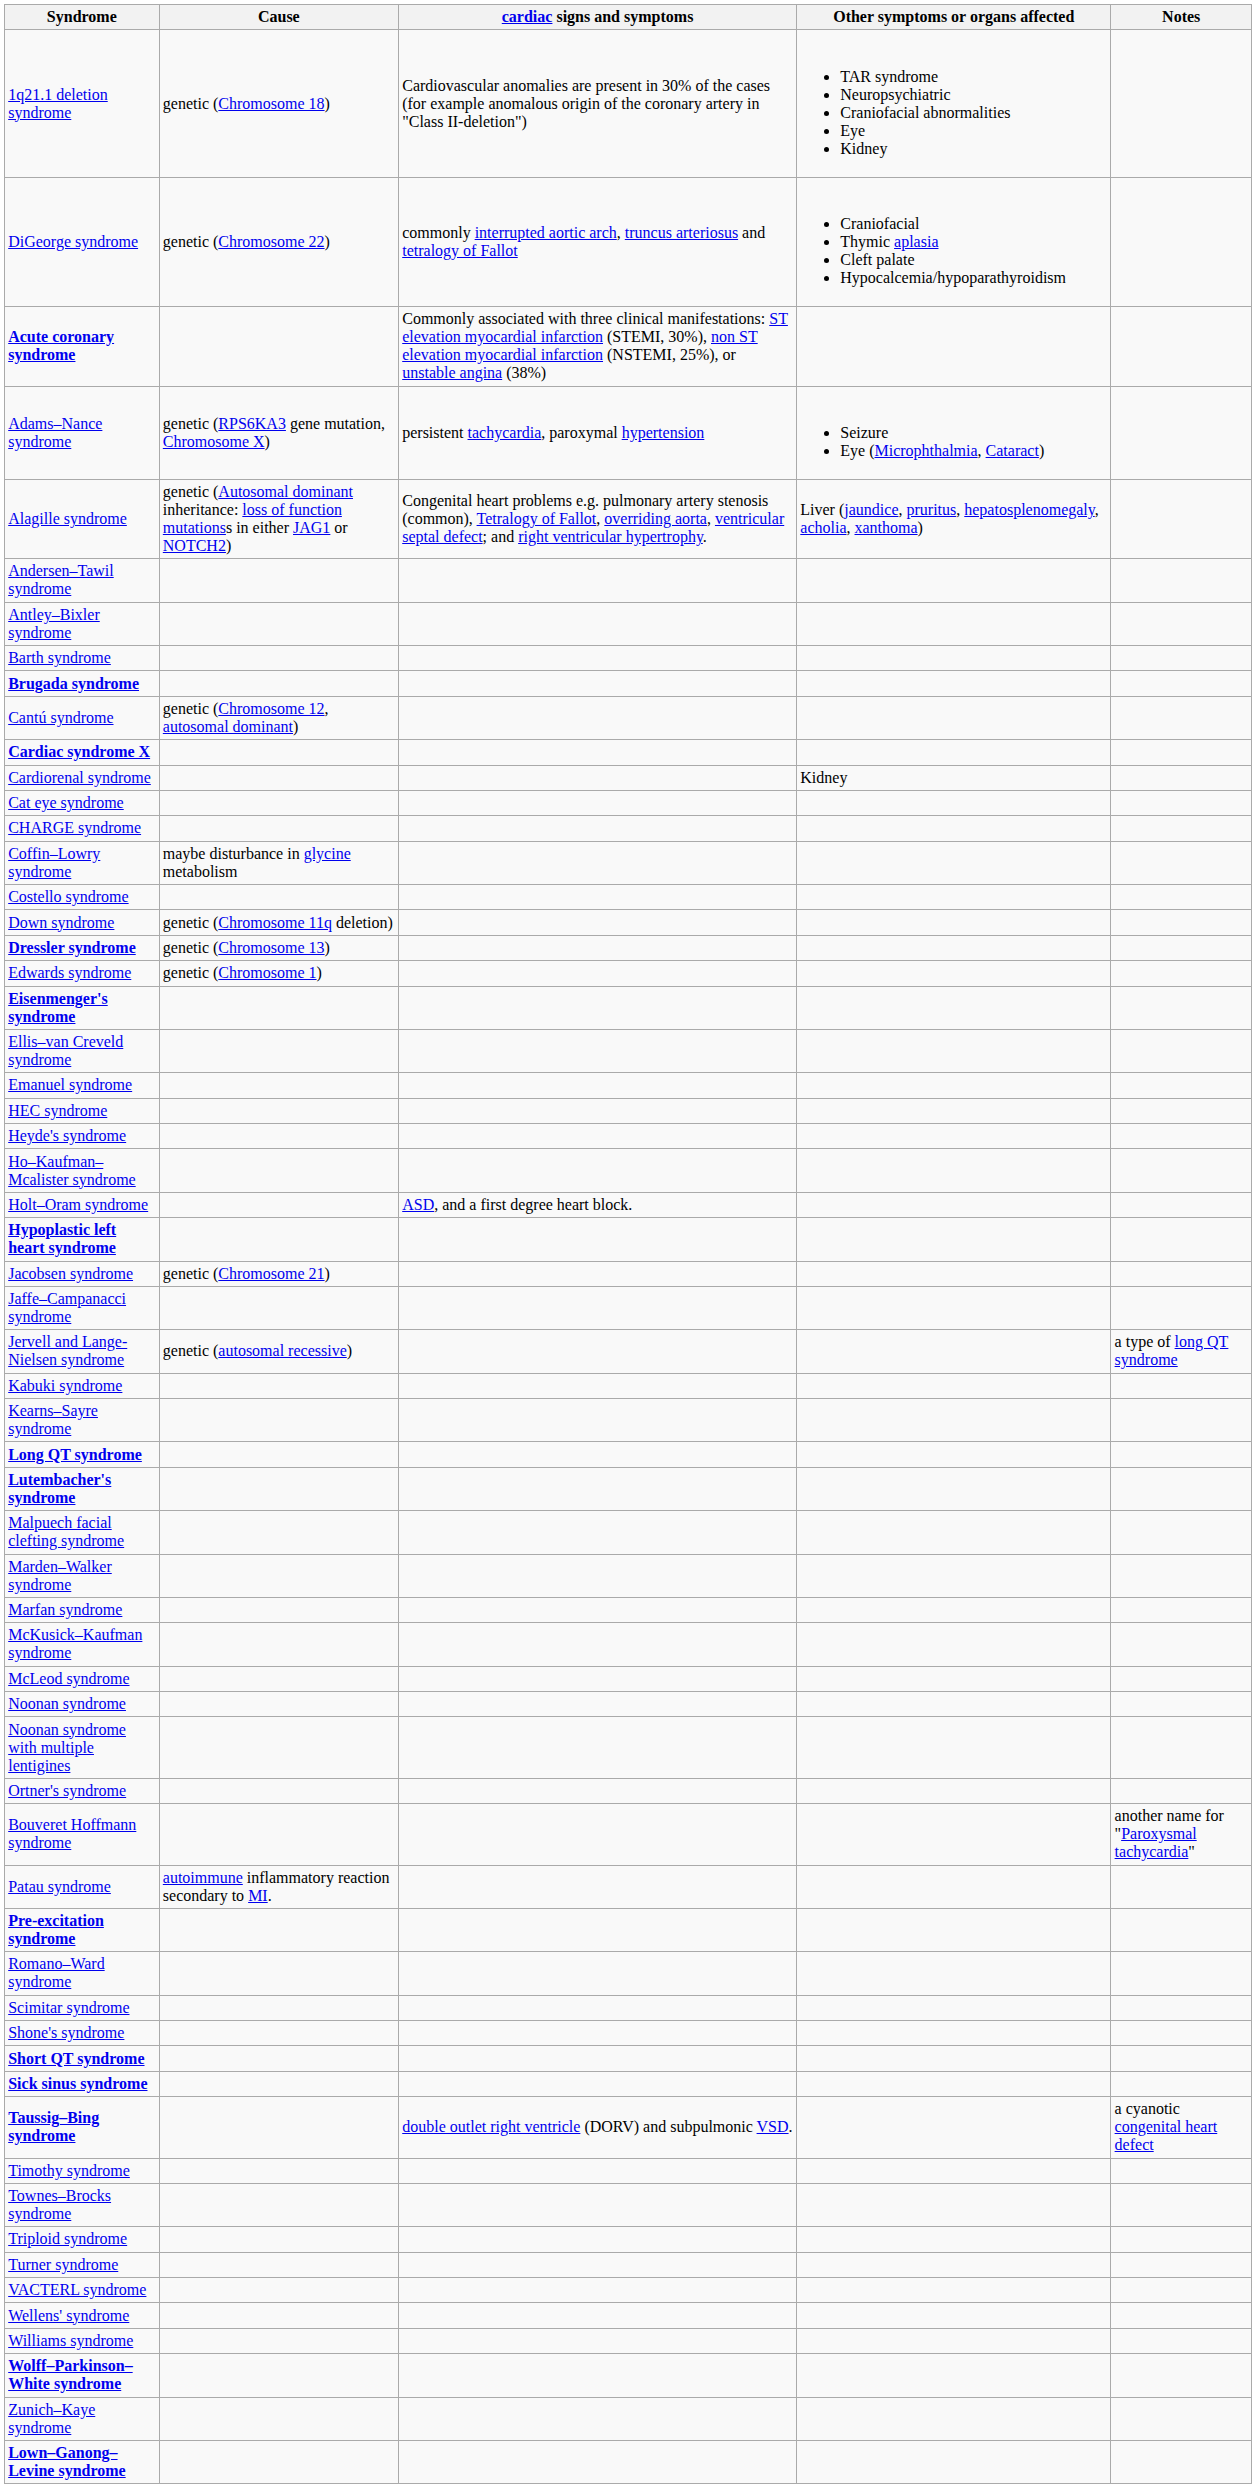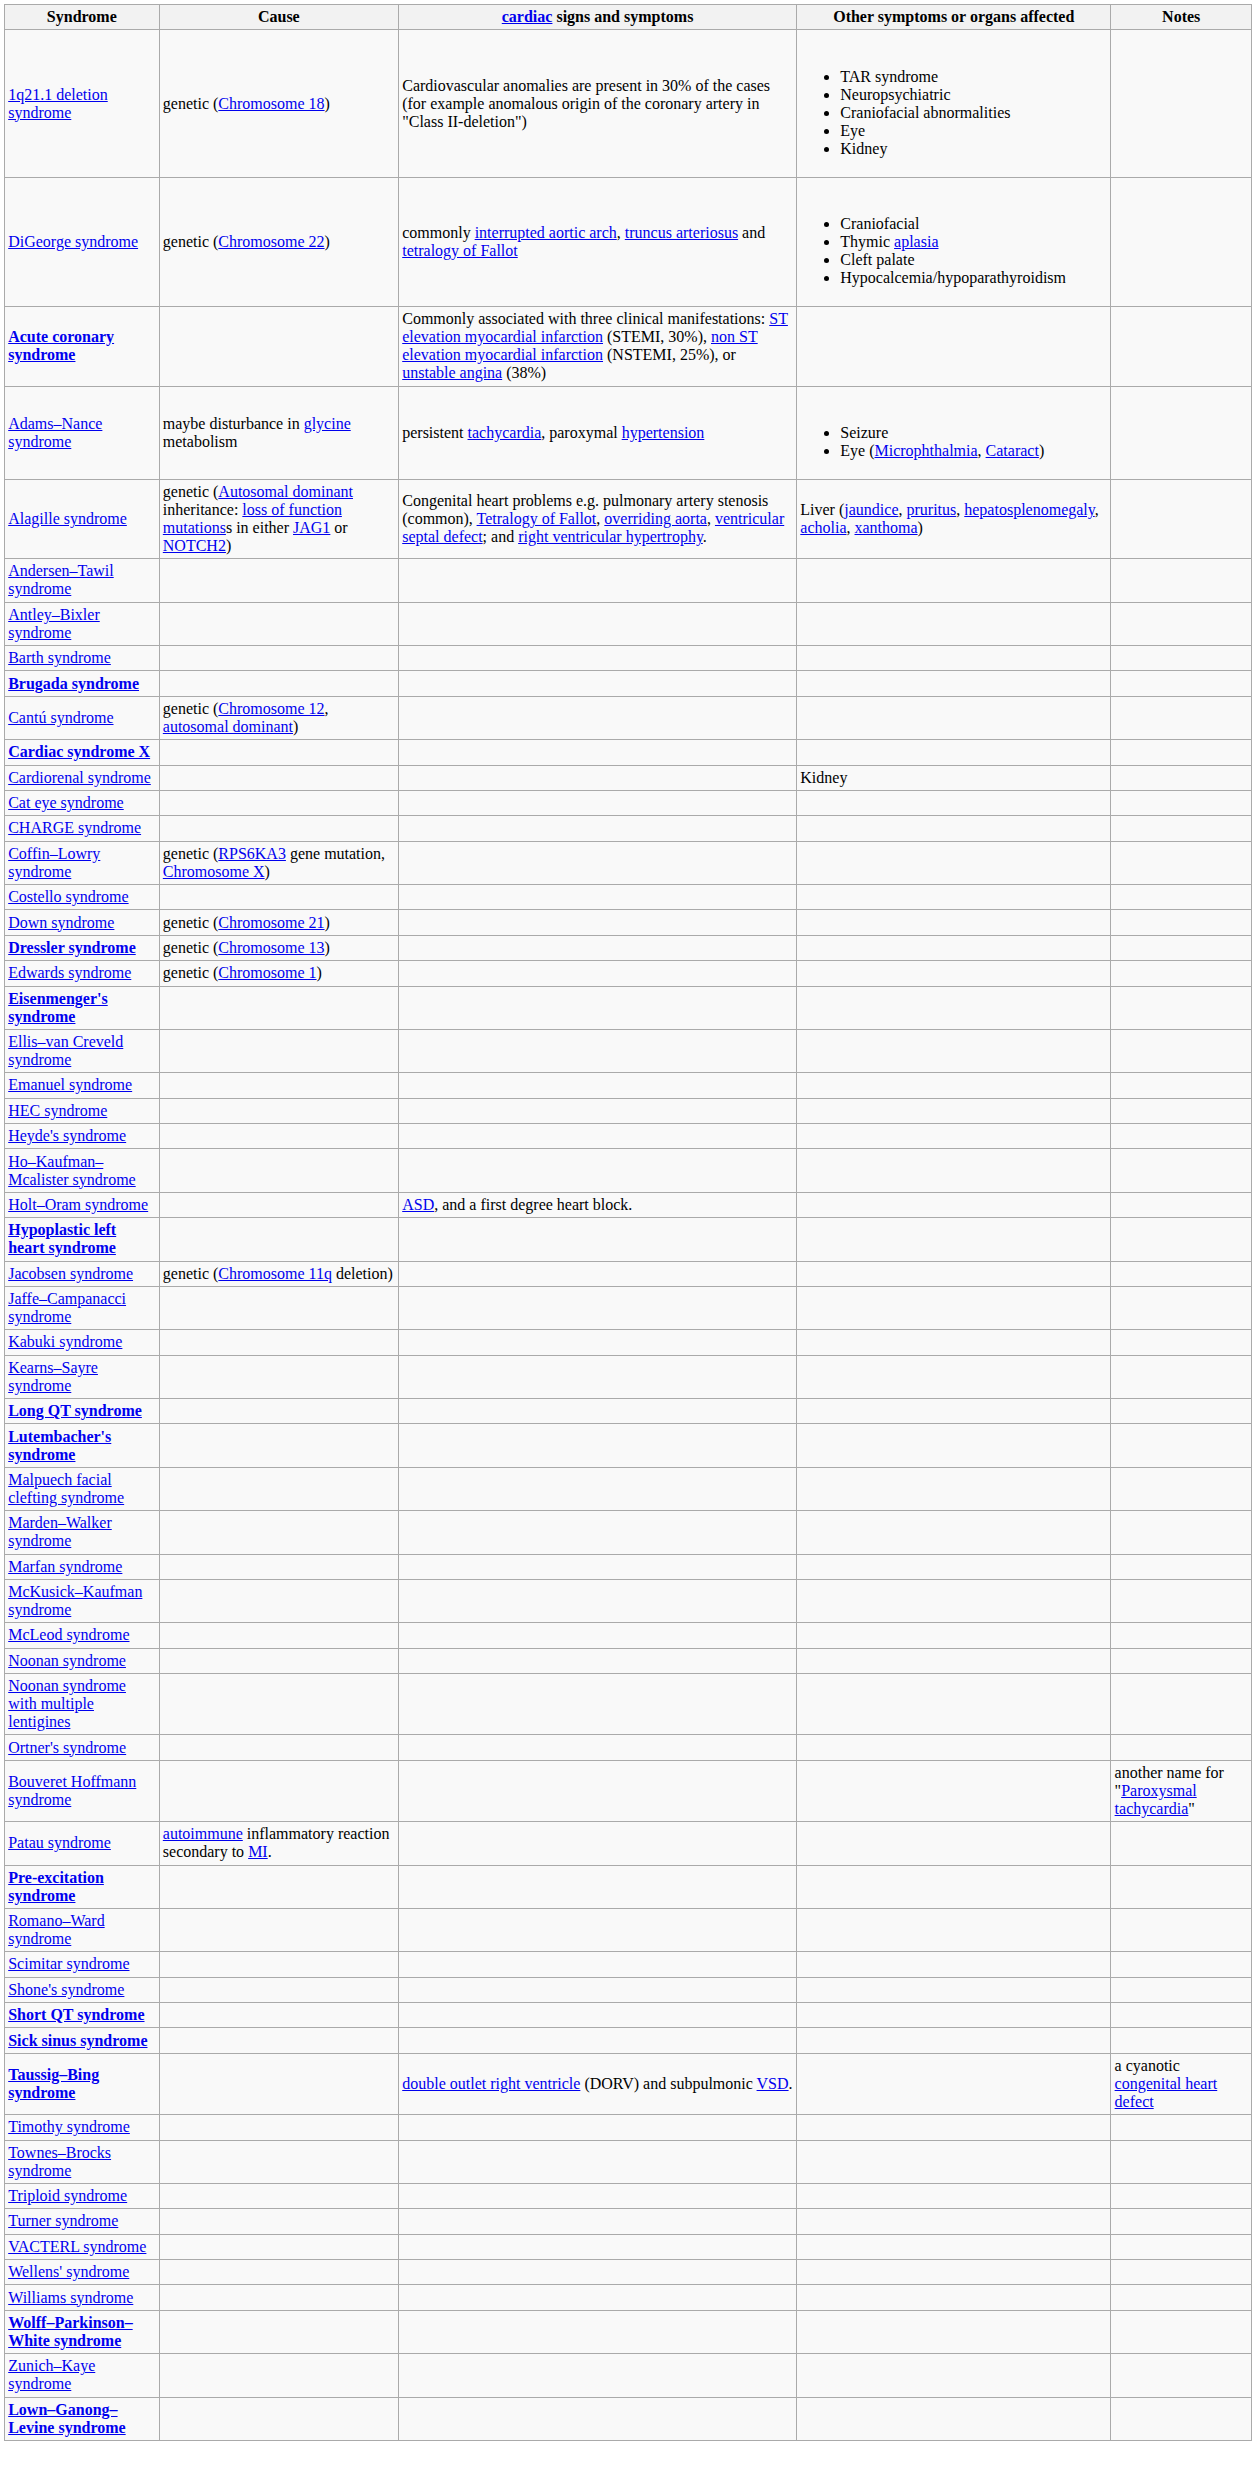(274, 432) genetic (RPS6KA3 gene mutation, Chromosome X) -> (257, 432) maybe disturbance in glycine metabolism
(257, 862) maybe disturbance in glycine metabolism -> (274, 862) genetic (RPS6KA3 gene mutation, Chromosome X)
(278, 922) genetic (Chromosome 11q deletion) -> (246, 922) genetic (Chromosome 21)
(246, 1273) genetic (Chromosome 21) -> (278, 1273) genetic (Chromosome 11q deletion)
- row: (68, 1351)
